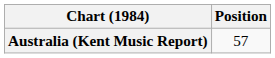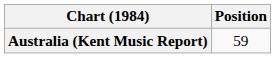(241, 40) 57 -> (241, 40) 59
